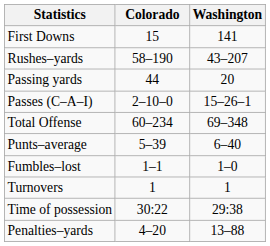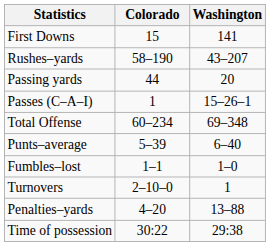(152, 101) 2–10–0 -> (152, 101) 1
(152, 187) 1 -> (152, 187) 2–10–0
rows swapped: (50, 230) <-> (60, 209)
